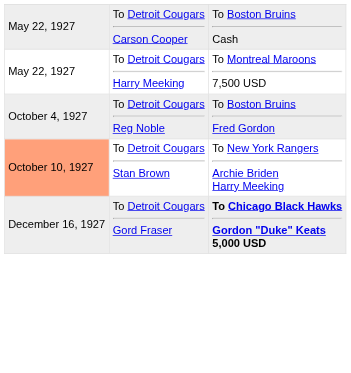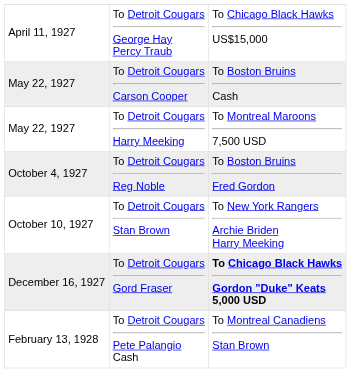+ row: (159, 33)
(51, 167) lightsalmon background -> (51, 224) no background
+ row: (159, 339)
